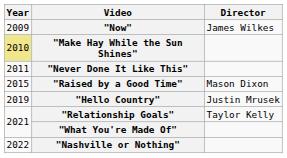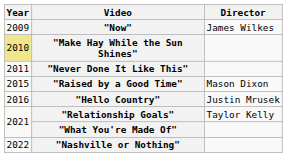(18, 99) 2019 -> (18, 99) 2016
